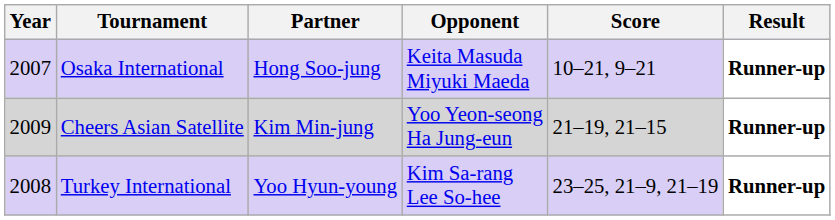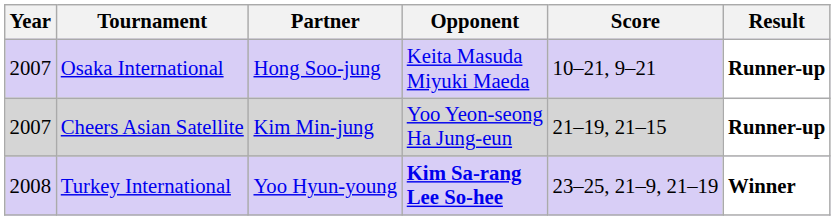(30, 127) 2009 -> (30, 127) 2007
(460, 185) normal -> (464, 185) bold
(777, 185) Runner-up -> (762, 185) Winner
